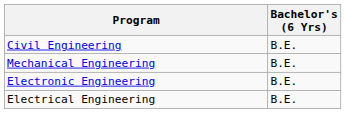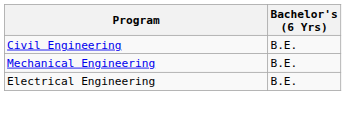- row: (81, 81)
